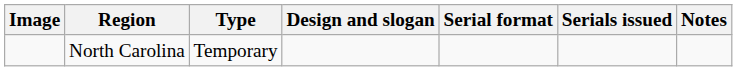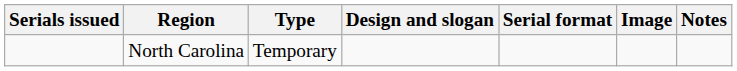columns swapped: (35, 19) <-> (617, 19)
